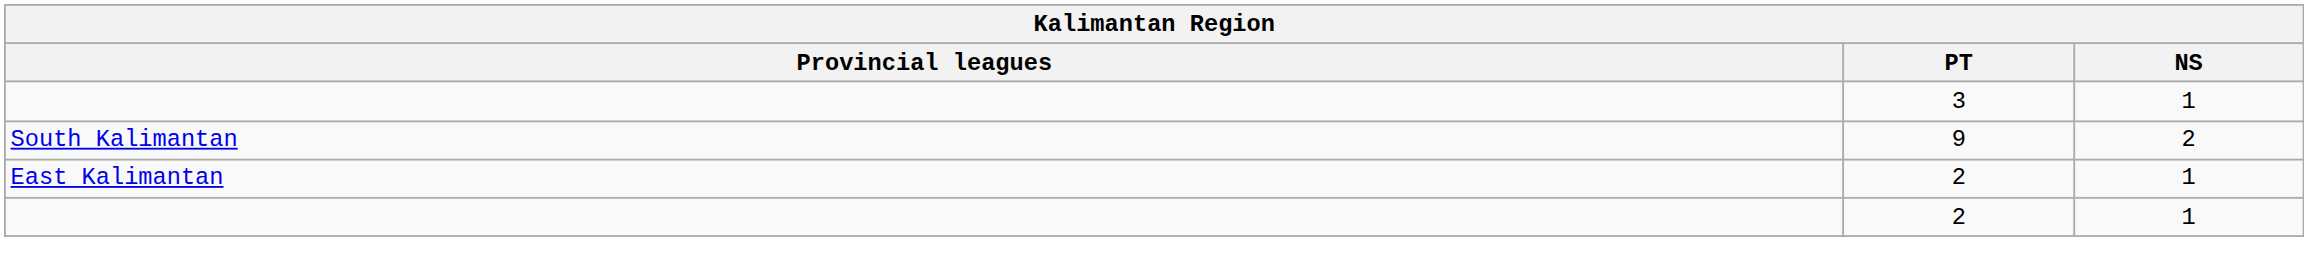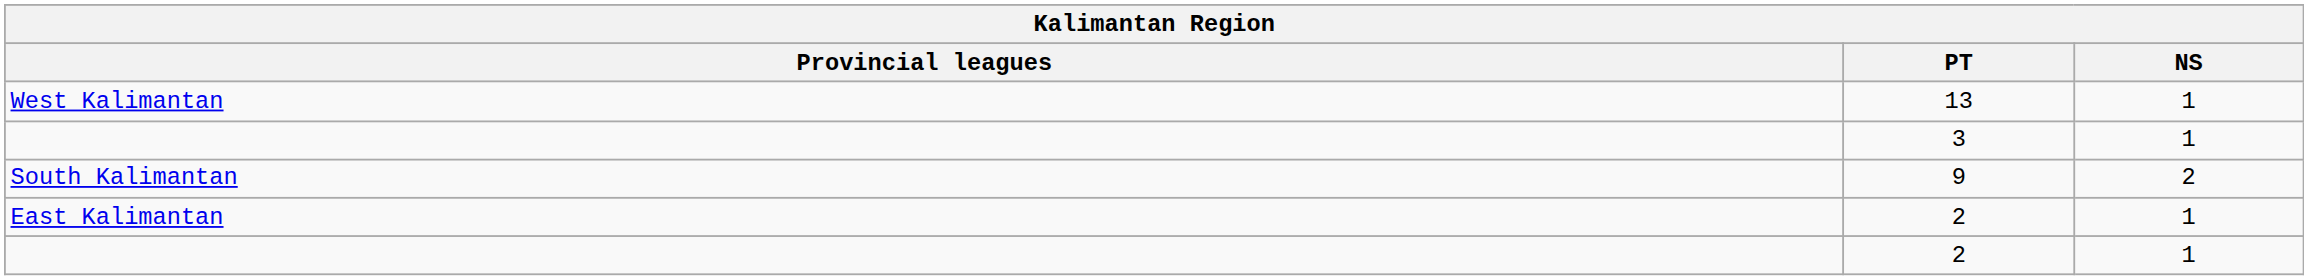+ row: (117, 101)
